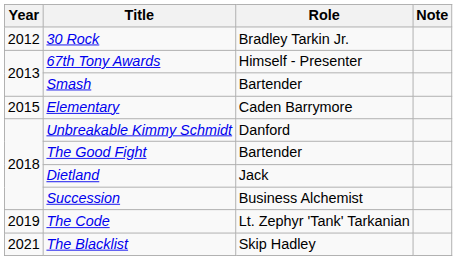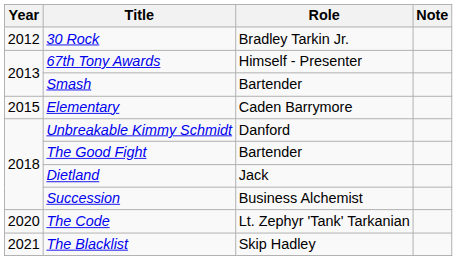(24, 221) 2019 -> (24, 221) 2020
